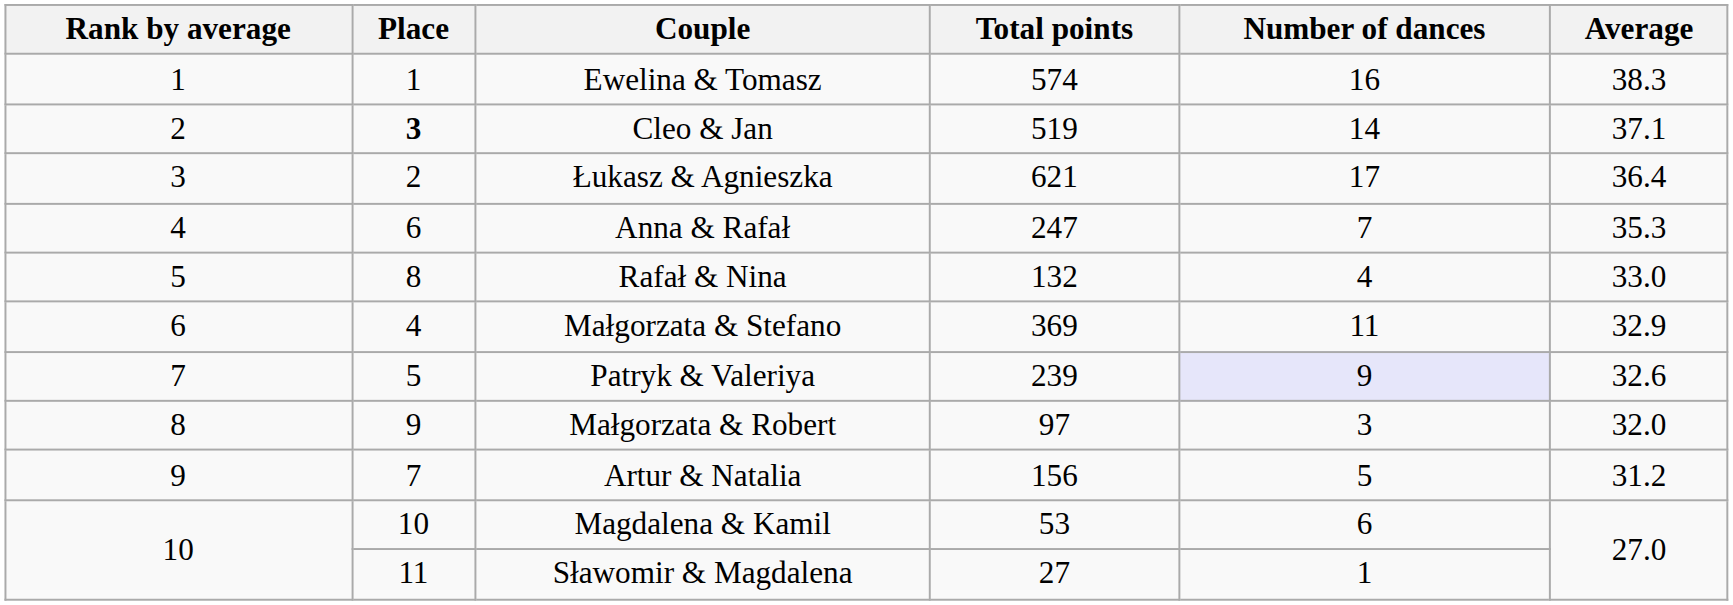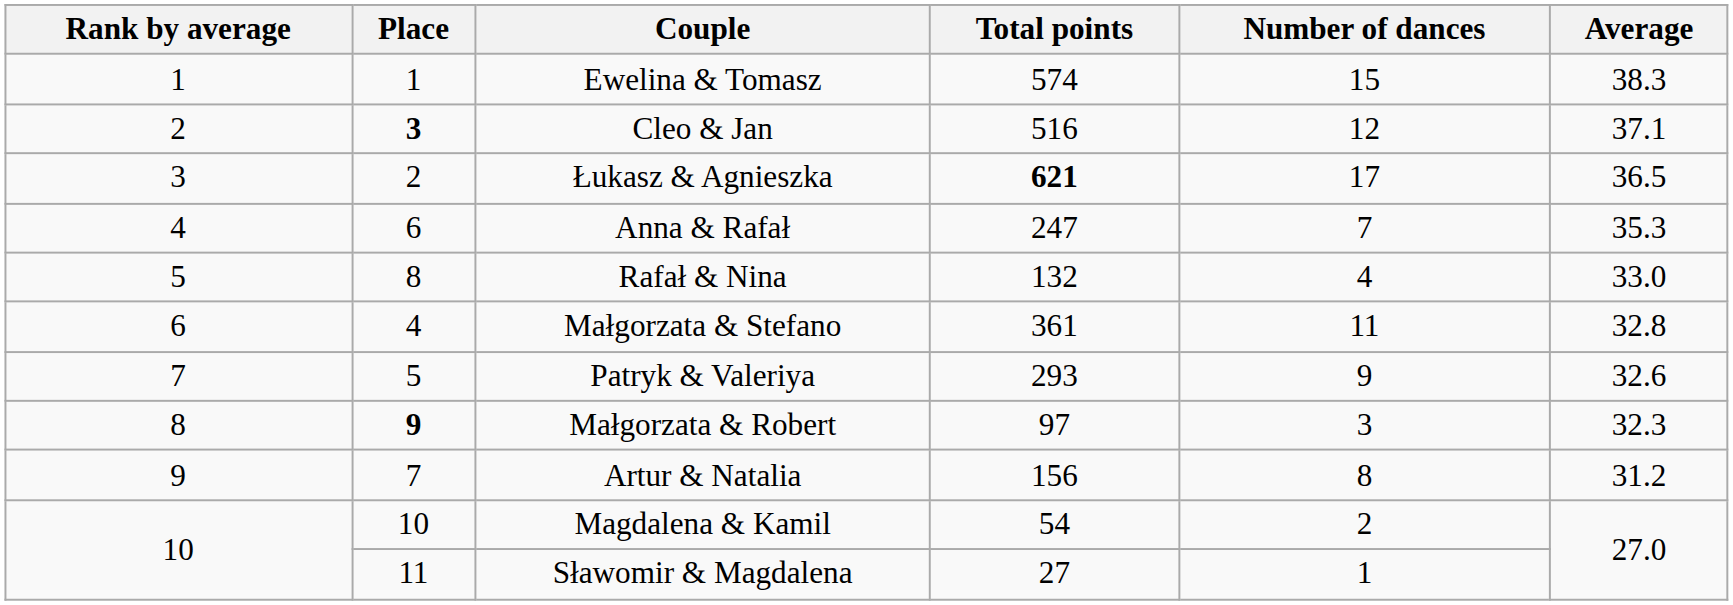(1364, 78) 16 -> (1364, 78) 15
(1054, 128) 519 -> (1054, 128) 516
(1364, 128) 14 -> (1364, 128) 12
(1054, 177) normal -> (1054, 177) bold
(1639, 177) 36.4 -> (1639, 177) 36.5
(1054, 326) 369 -> (1054, 326) 361
(1639, 326) 32.9 -> (1639, 326) 32.8
(1054, 375) 239 -> (1054, 375) 293
(1364, 375) lavender background -> (1364, 375) no background
(413, 425) normal -> (413, 425) bold
(1639, 425) 32.0 -> (1639, 425) 32.3
(1364, 474) 5 -> (1364, 474) 8
(1054, 524) 53 -> (1054, 524) 54
(1364, 524) 6 -> (1364, 524) 2
